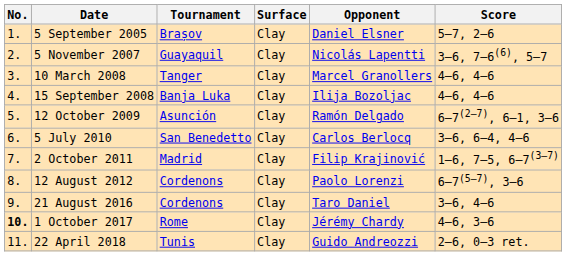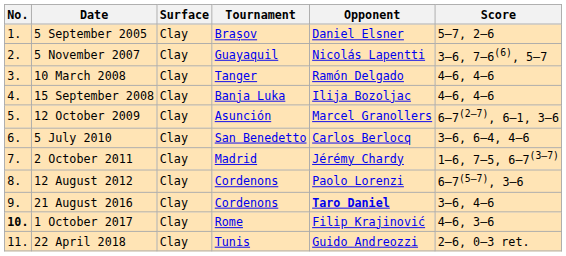columns swapped: (206, 14) <-> (282, 14)
(372, 76) Marcel Granollers -> (358, 76) Ramón Delgado
(358, 116) Ramón Delgado -> (372, 116) Marcel Granollers
(369, 158) Filip Krajinović -> (358, 158) Jérémy Chardy
(351, 202) normal -> (351, 202) bold
(358, 221) Jérémy Chardy -> (369, 221) Filip Krajinović
